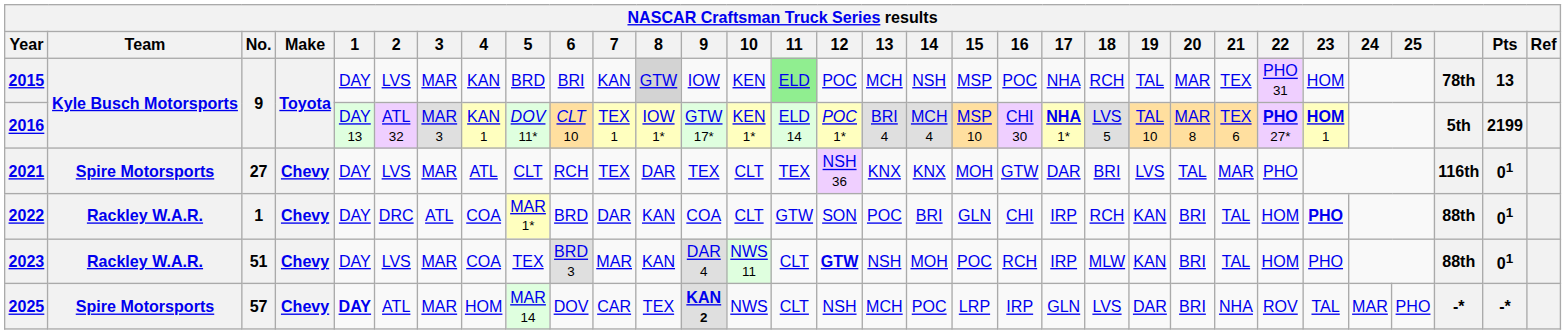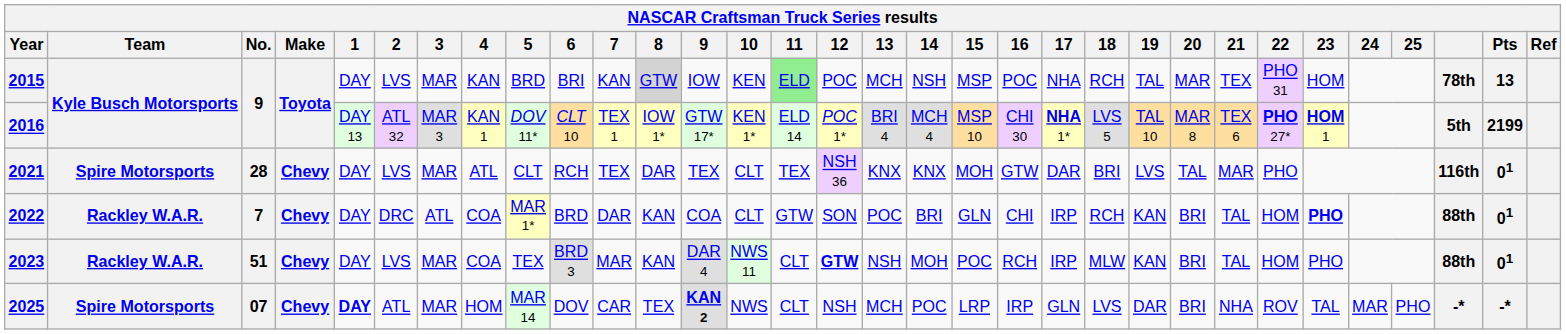(259, 171) 27 -> (259, 171) 28
(259, 216) 1 -> (259, 216) 7
(259, 307) 57 -> (259, 307) 07
